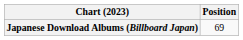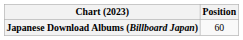(219, 27) 69 -> (219, 27) 60
